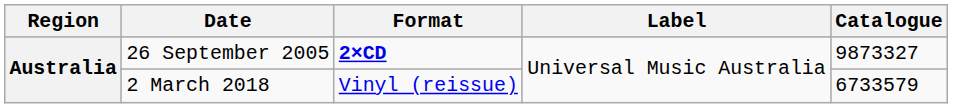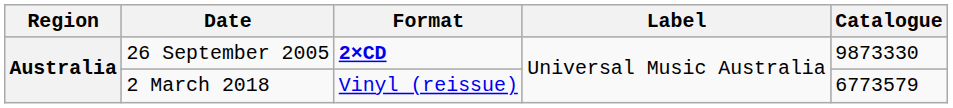(877, 53) 9873327 -> (877, 53) 9873330
(877, 86) 6733579 -> (877, 86) 6773579
